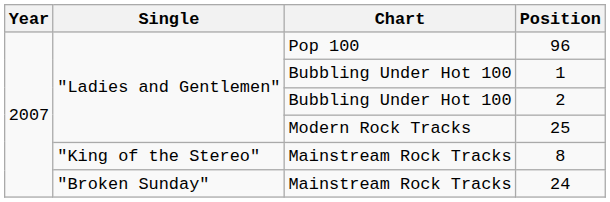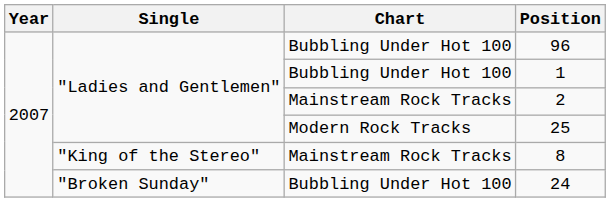(324, 46) Pop 100 -> (400, 46) Bubbling Under Hot 100
(400, 101) Bubbling Under Hot 100 -> (400, 101) Mainstream Rock Tracks
(400, 184) Mainstream Rock Tracks -> (400, 184) Bubbling Under Hot 100
